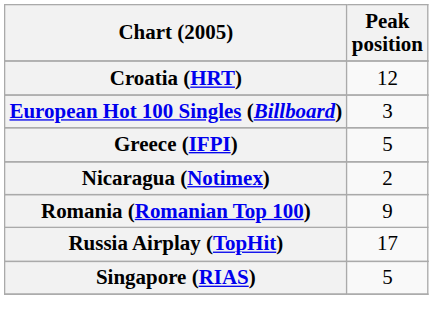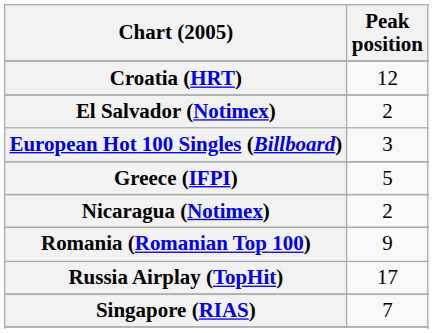+ row: (176, 111)
(387, 277) 5 -> (387, 310) 7
